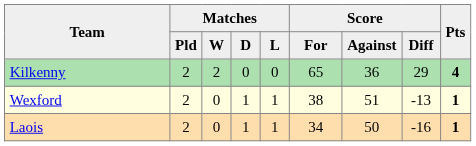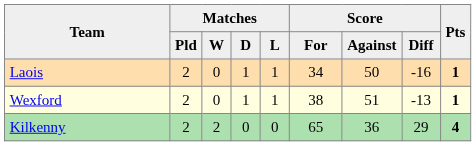rows swapped: (38, 72) <-> (26, 127)
